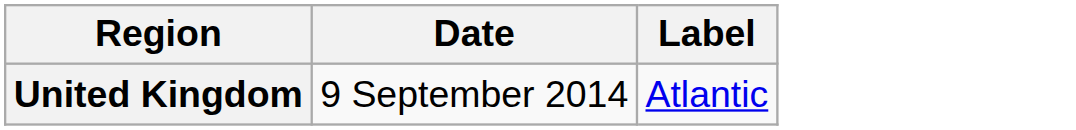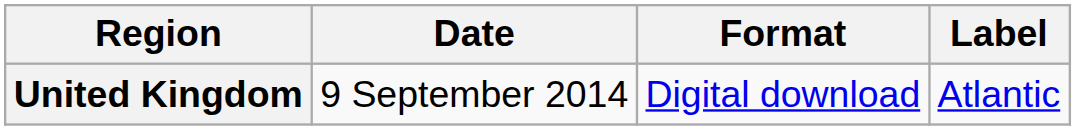+ column: (783, 34)
